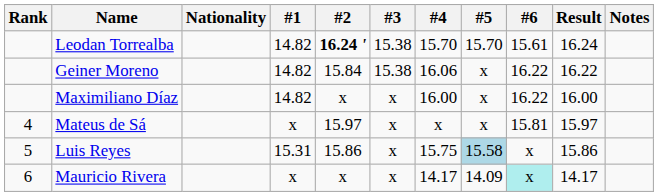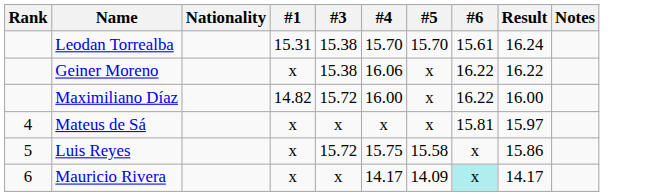- column: (343, 17)
(293, 44) 14.82 -> (293, 44) 15.31
(293, 71) 14.82 -> (293, 71) x
(393, 97) x -> (338, 97) 15.72
(293, 151) 15.31 -> (293, 151) x
(393, 151) x -> (338, 151) 15.72
(484, 151) lightblue background -> (429, 151) no background
